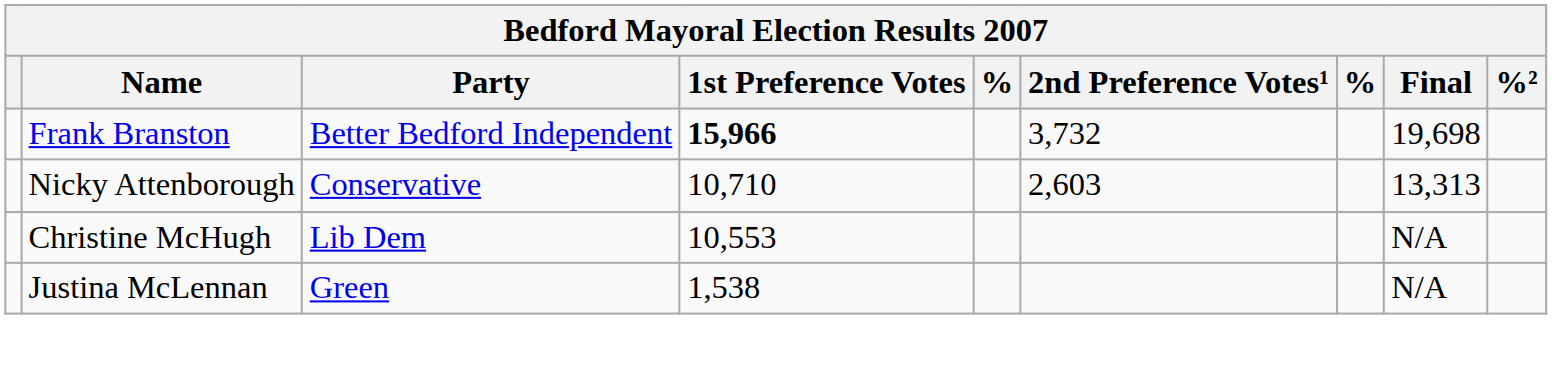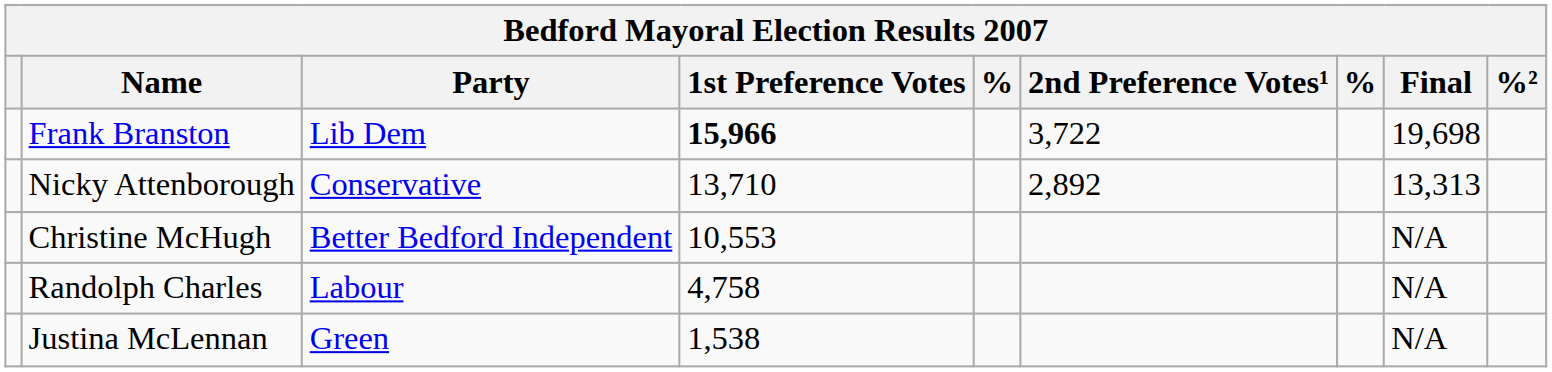(491, 133) Better Bedford Independent -> (368, 133) Lib Dem
(1065, 133) 3,732 -> (1065, 133) 3,722
(732, 184) 10,710 -> (732, 184) 13,710
(1065, 184) 2,603 -> (1065, 184) 2,892
(368, 236) Lib Dem -> (491, 236) Better Bedford Independent
+ row: (145, 287)
